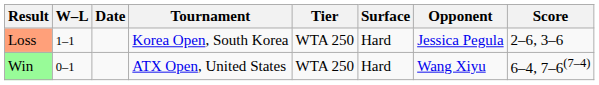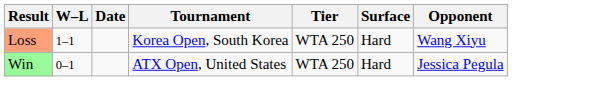- column: (550, 16)
(460, 40) Jessica Pegula -> (451, 40) Wang Xiyu
(451, 66) Wang Xiyu -> (460, 64) Jessica Pegula
